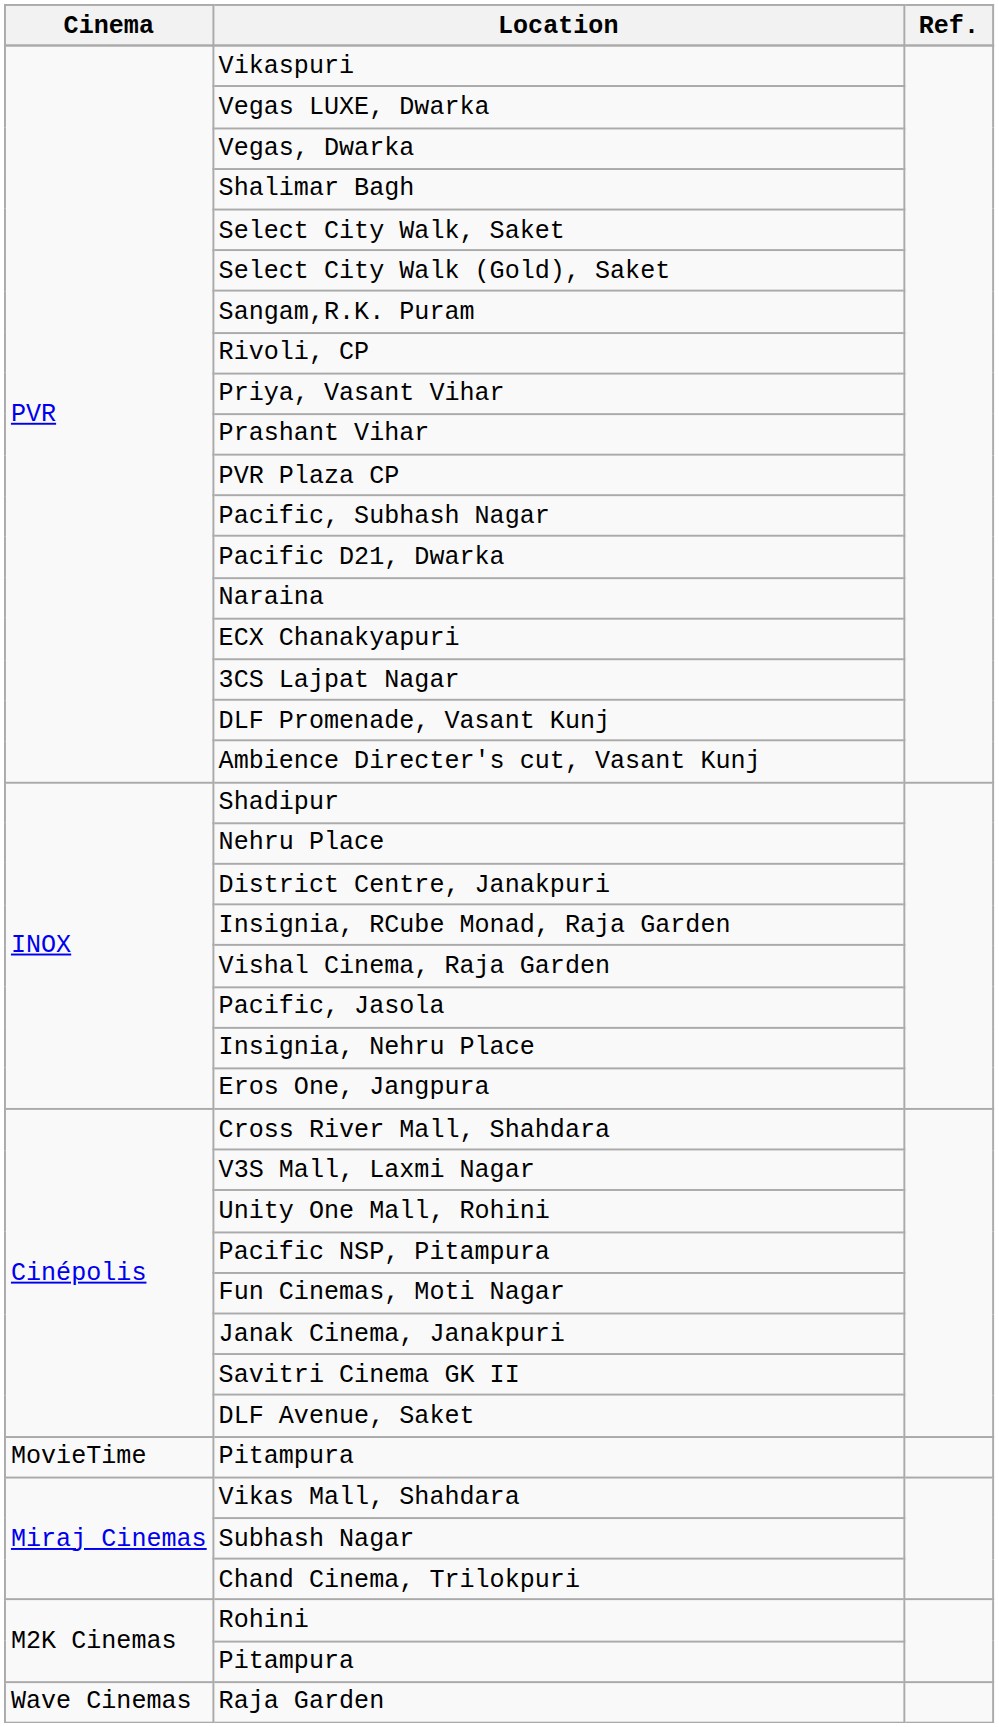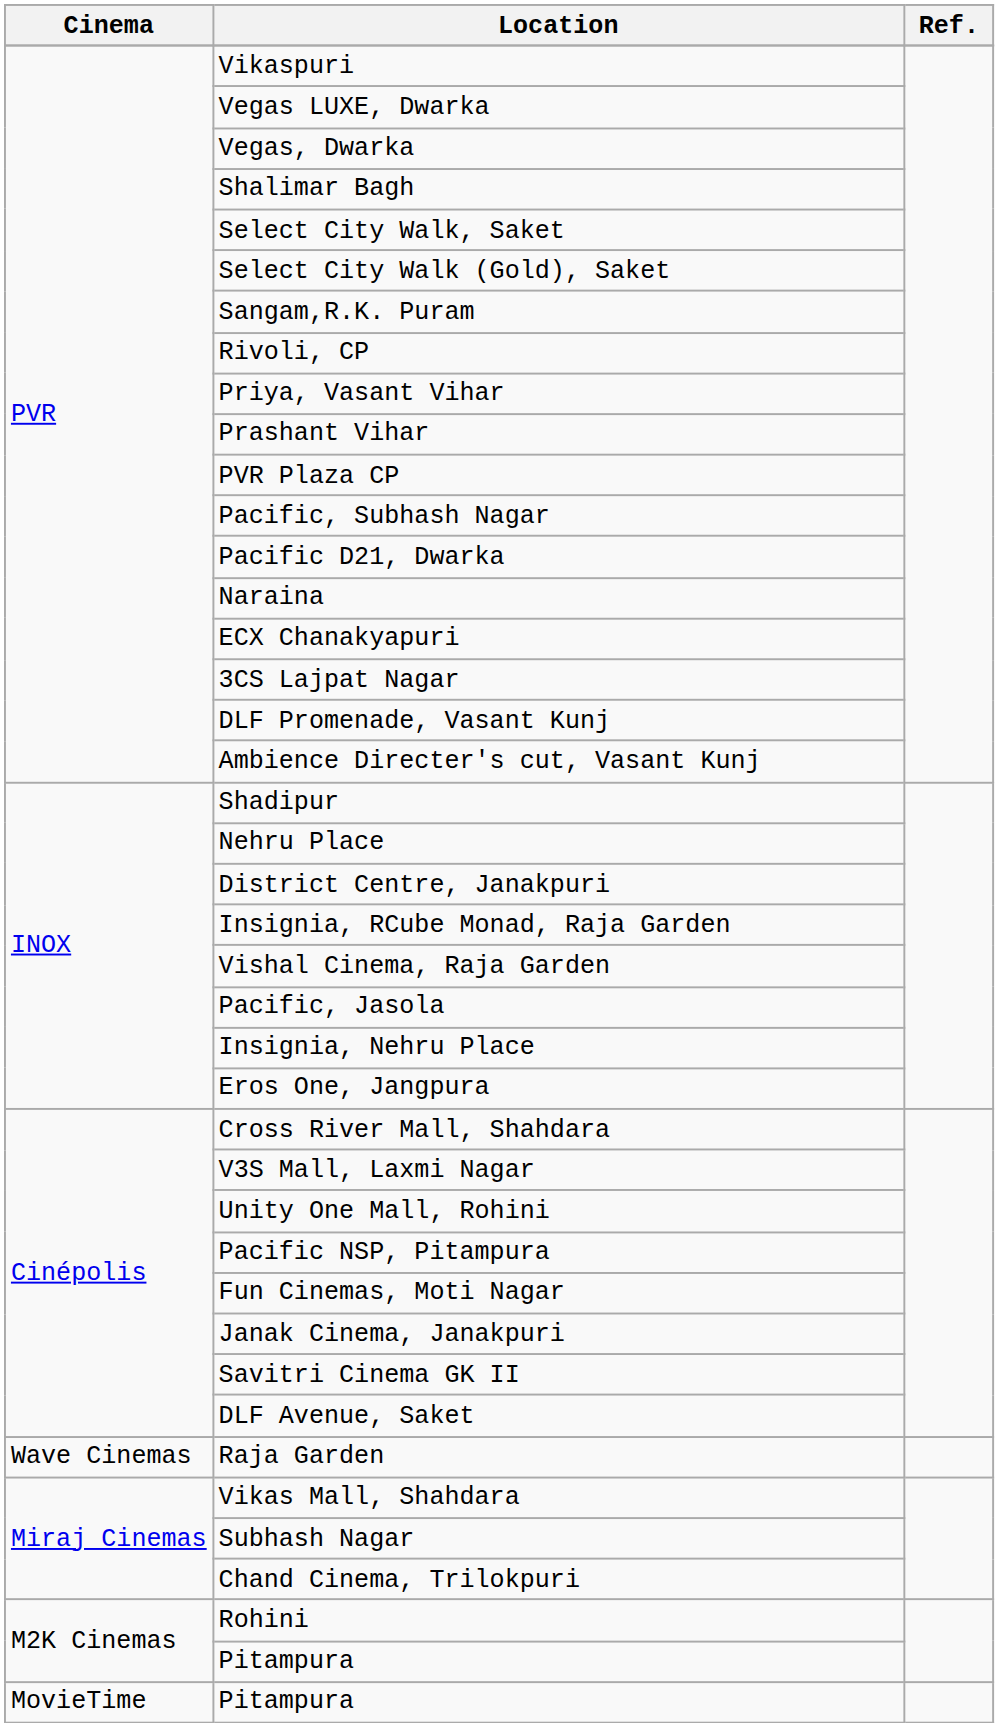rows swapped: (79, 1457) <-> (101, 1702)
